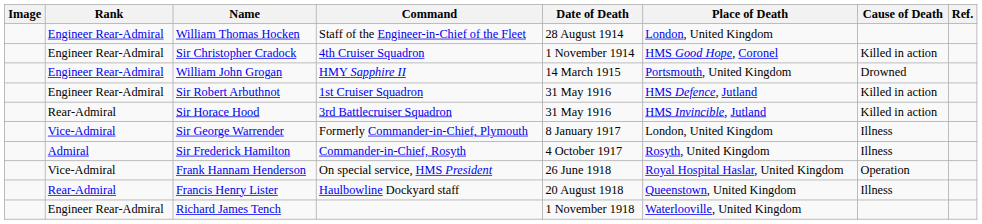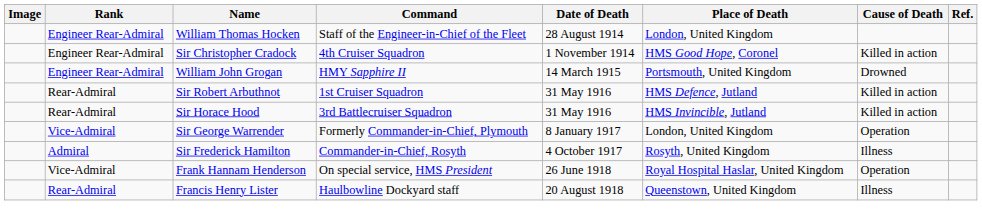(106, 92) Engineer Rear-Admiral -> (82, 92) Rear-Admiral
(877, 131) Illness -> (885, 131) Operation
- row: (228, 209)
